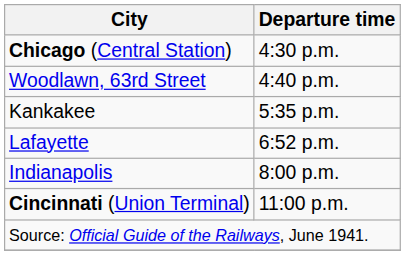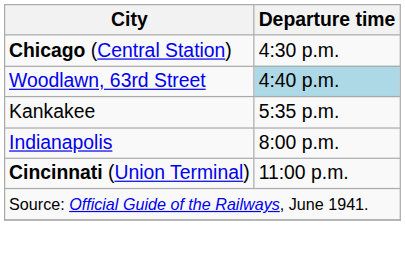(299, 81) no background -> (299, 81) lightblue background
- row: (49, 142)
